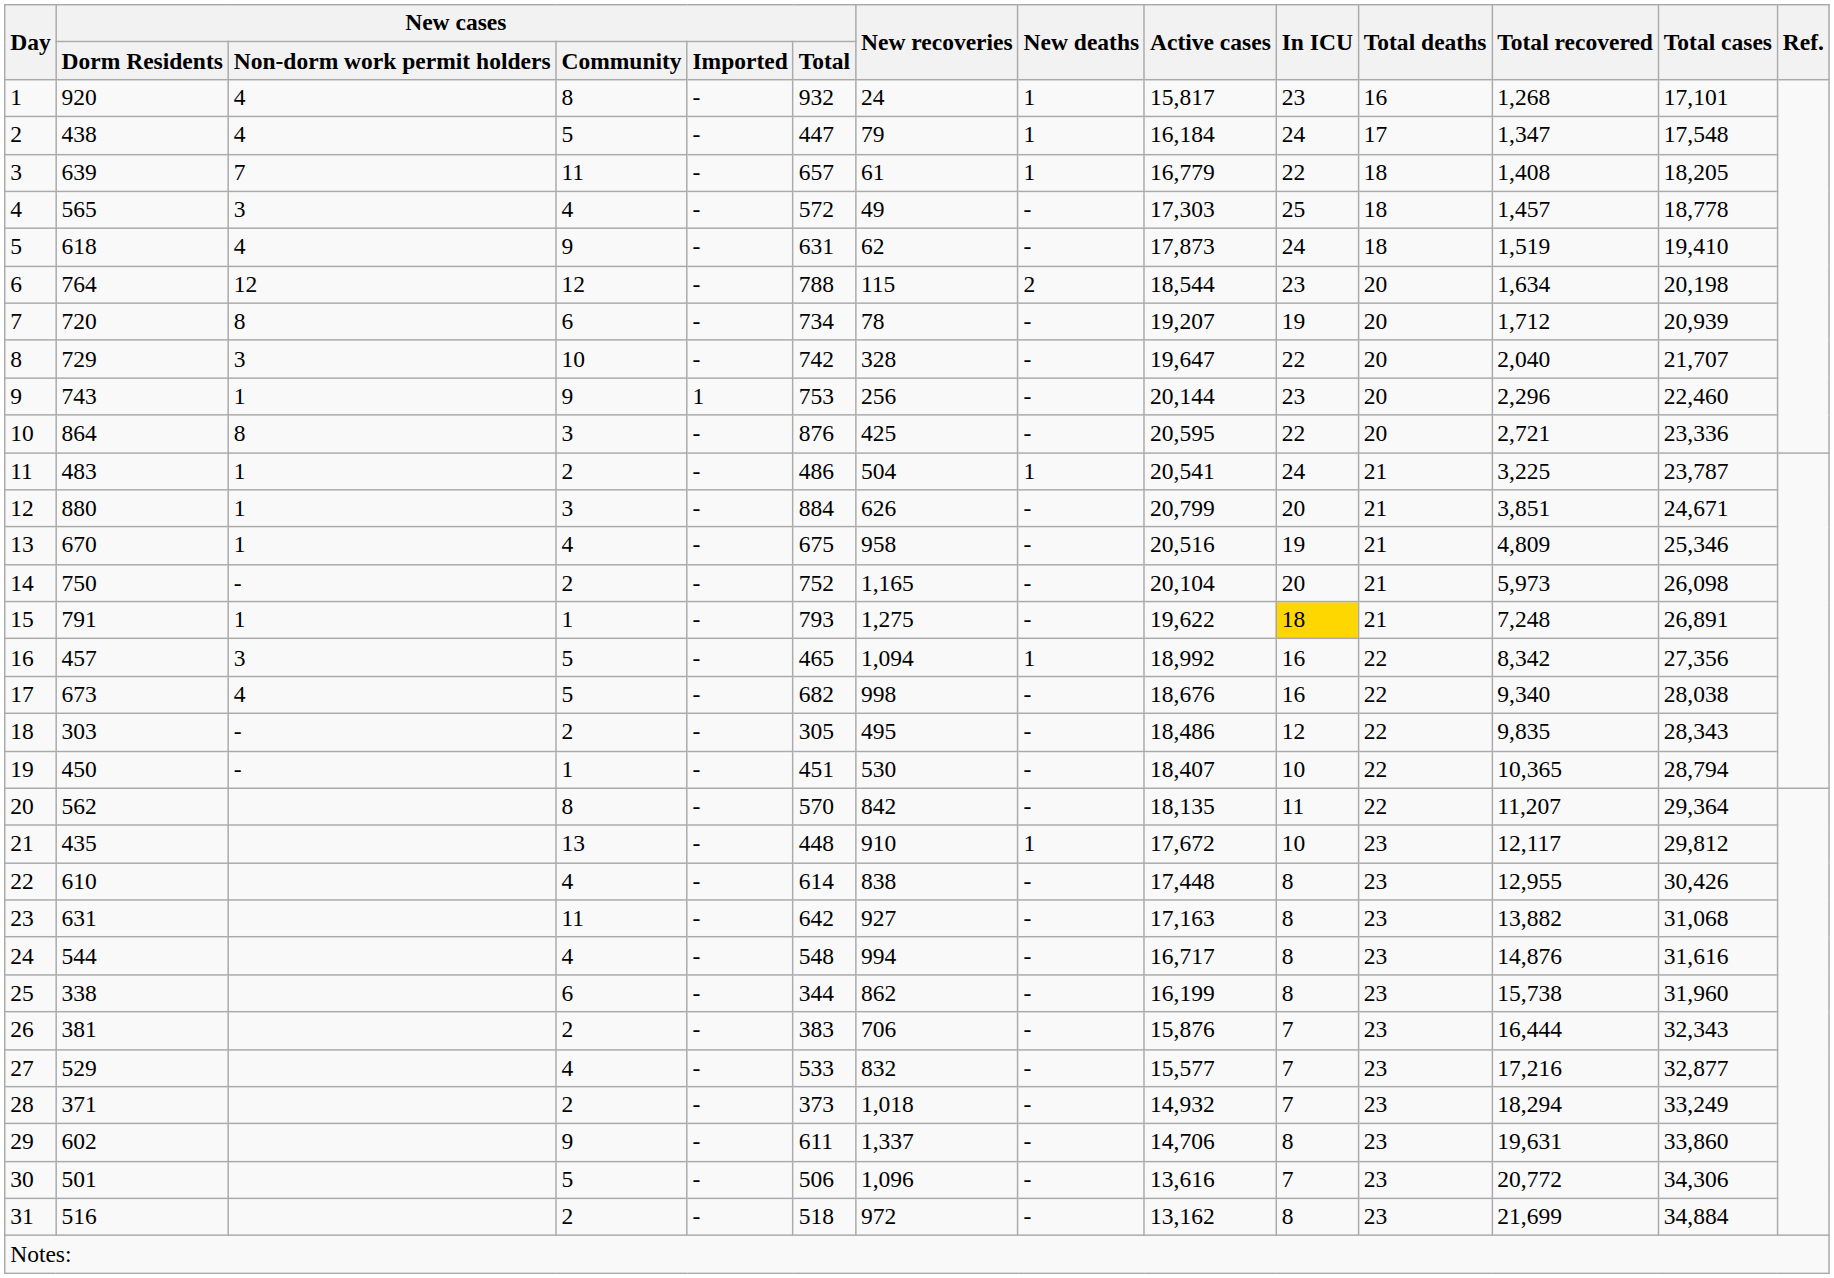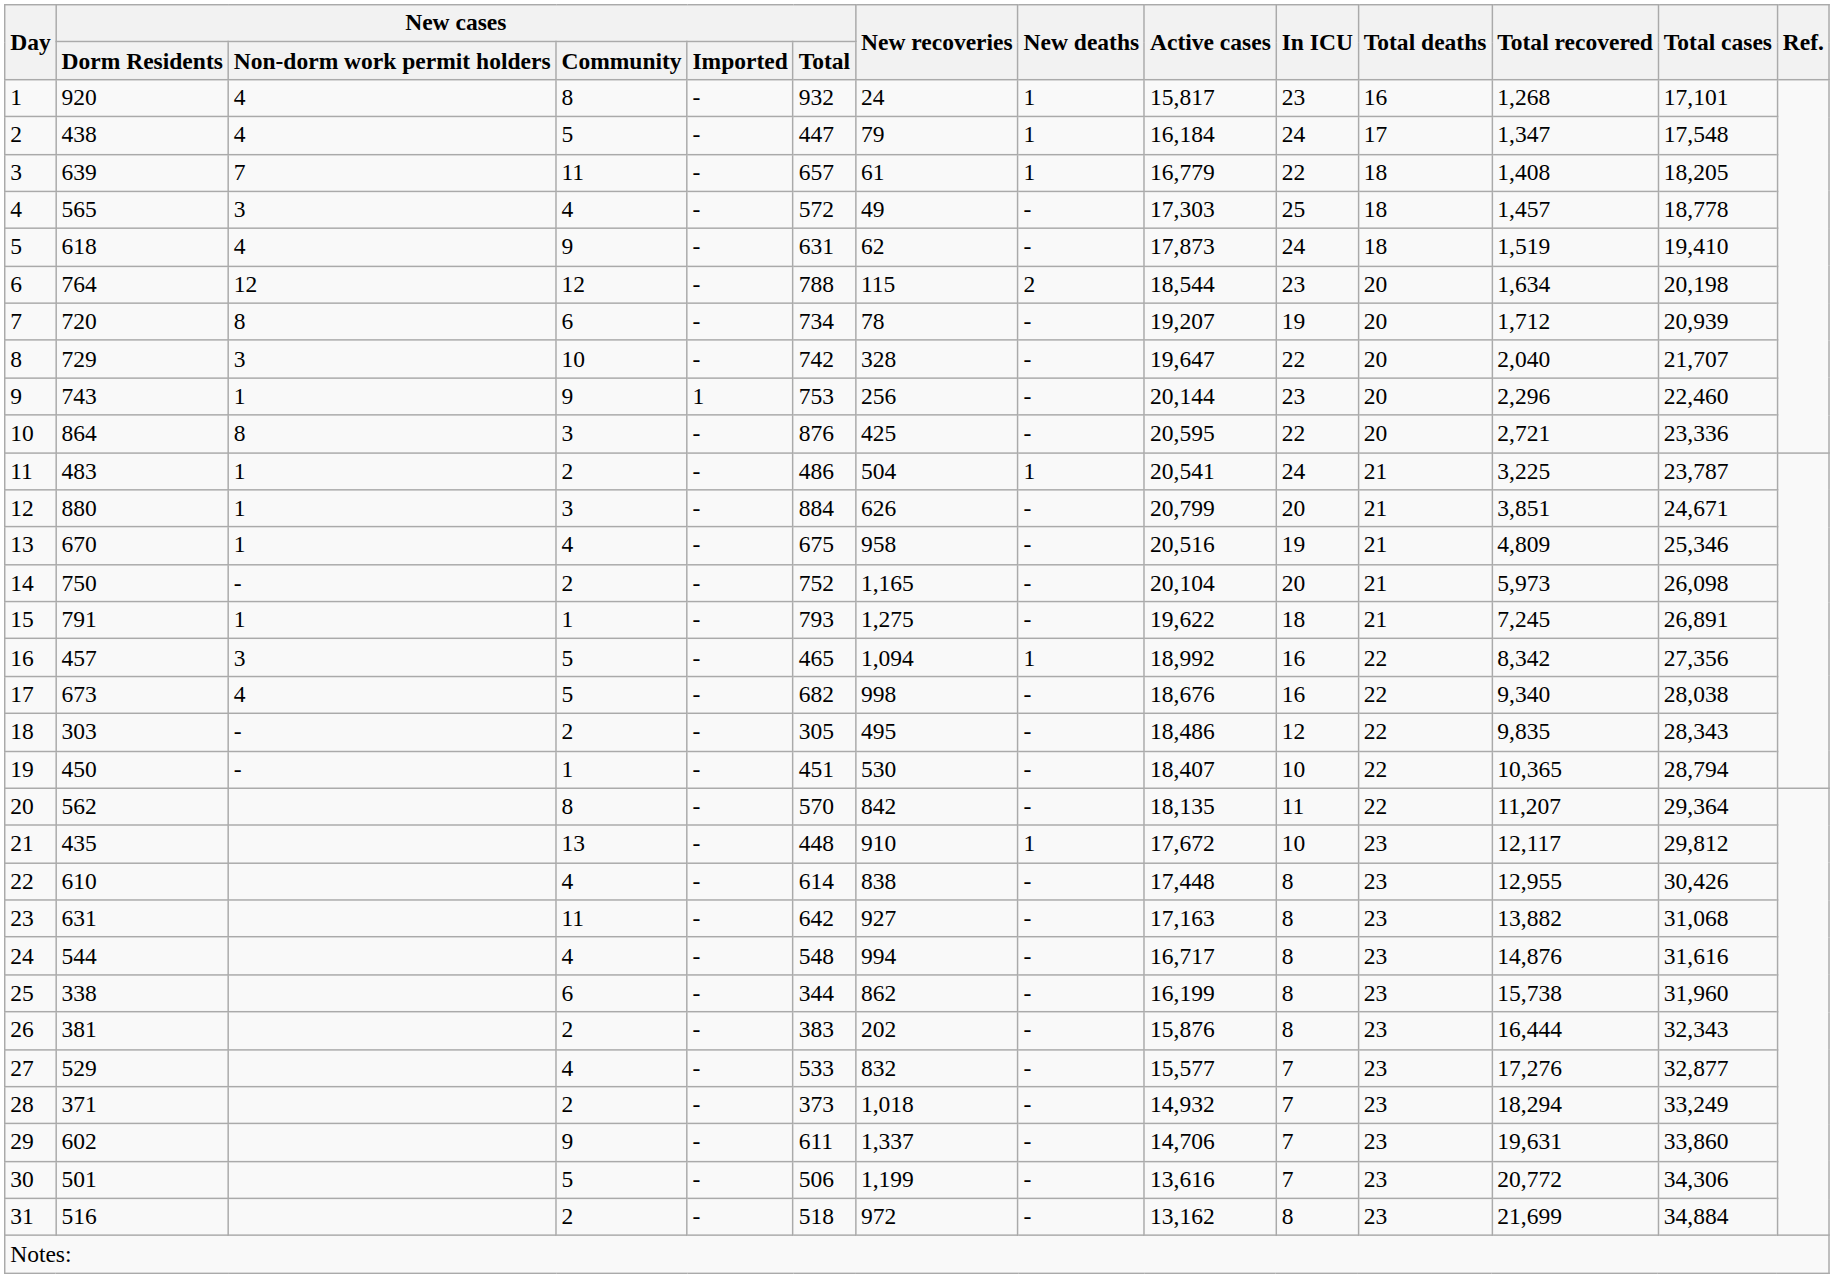(1293, 619) gold background -> (1293, 619) no background
(1524, 619) 7,248 -> (1524, 619) 7,245
(879, 1030) 706 -> (879, 1030) 202
(1288, 1030) 7 -> (1288, 1030) 8
(1530, 1067) 17,216 -> (1530, 1067) 17,276
(1288, 1142) 8 -> (1288, 1142) 7
(887, 1179) 1,096 -> (887, 1179) 1,199
